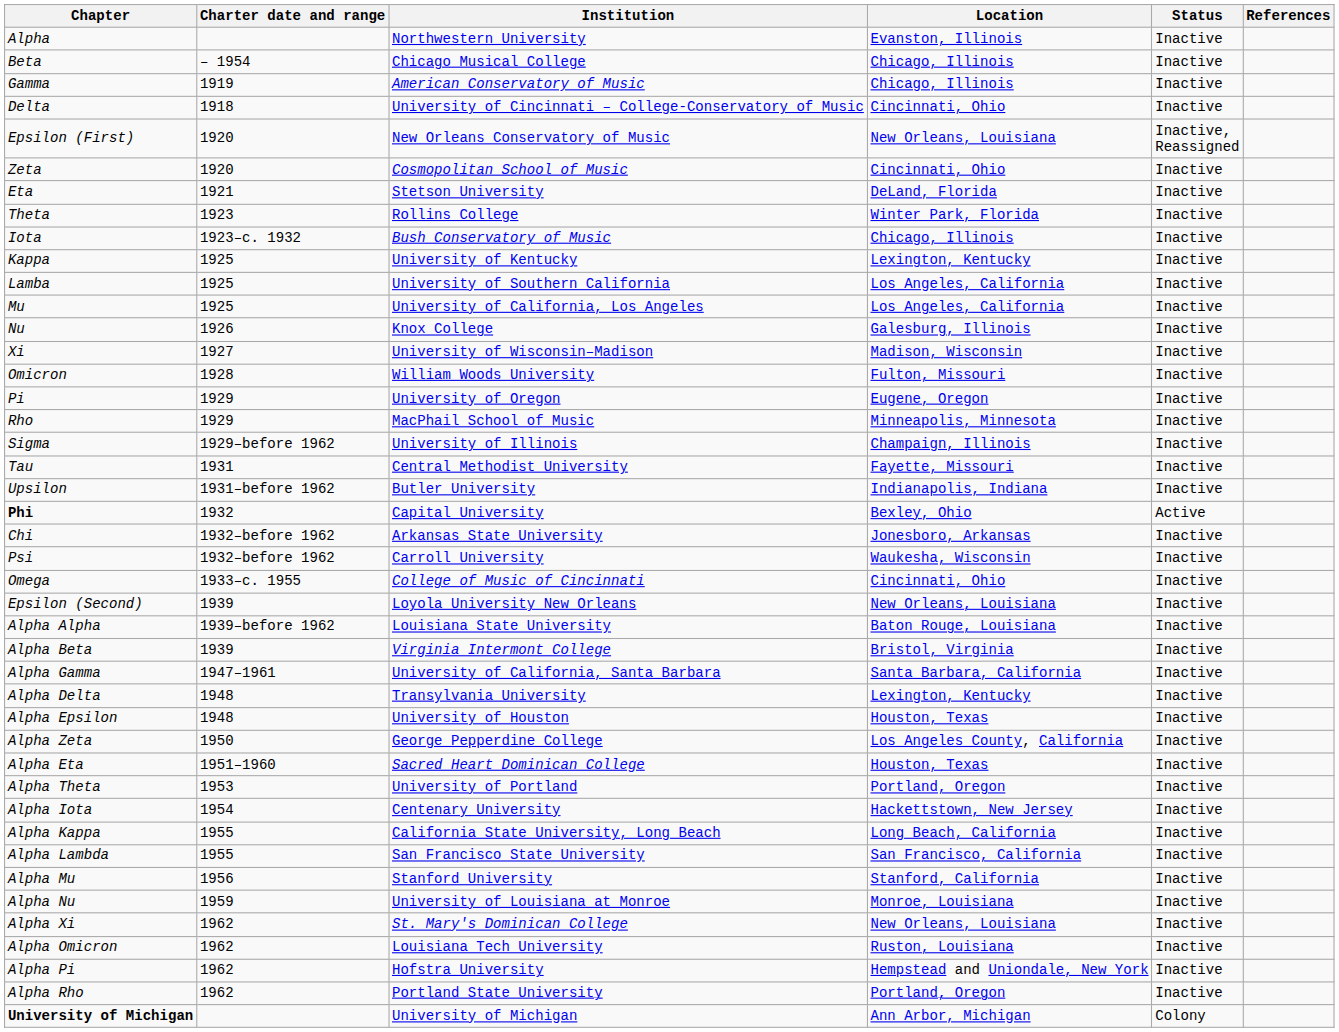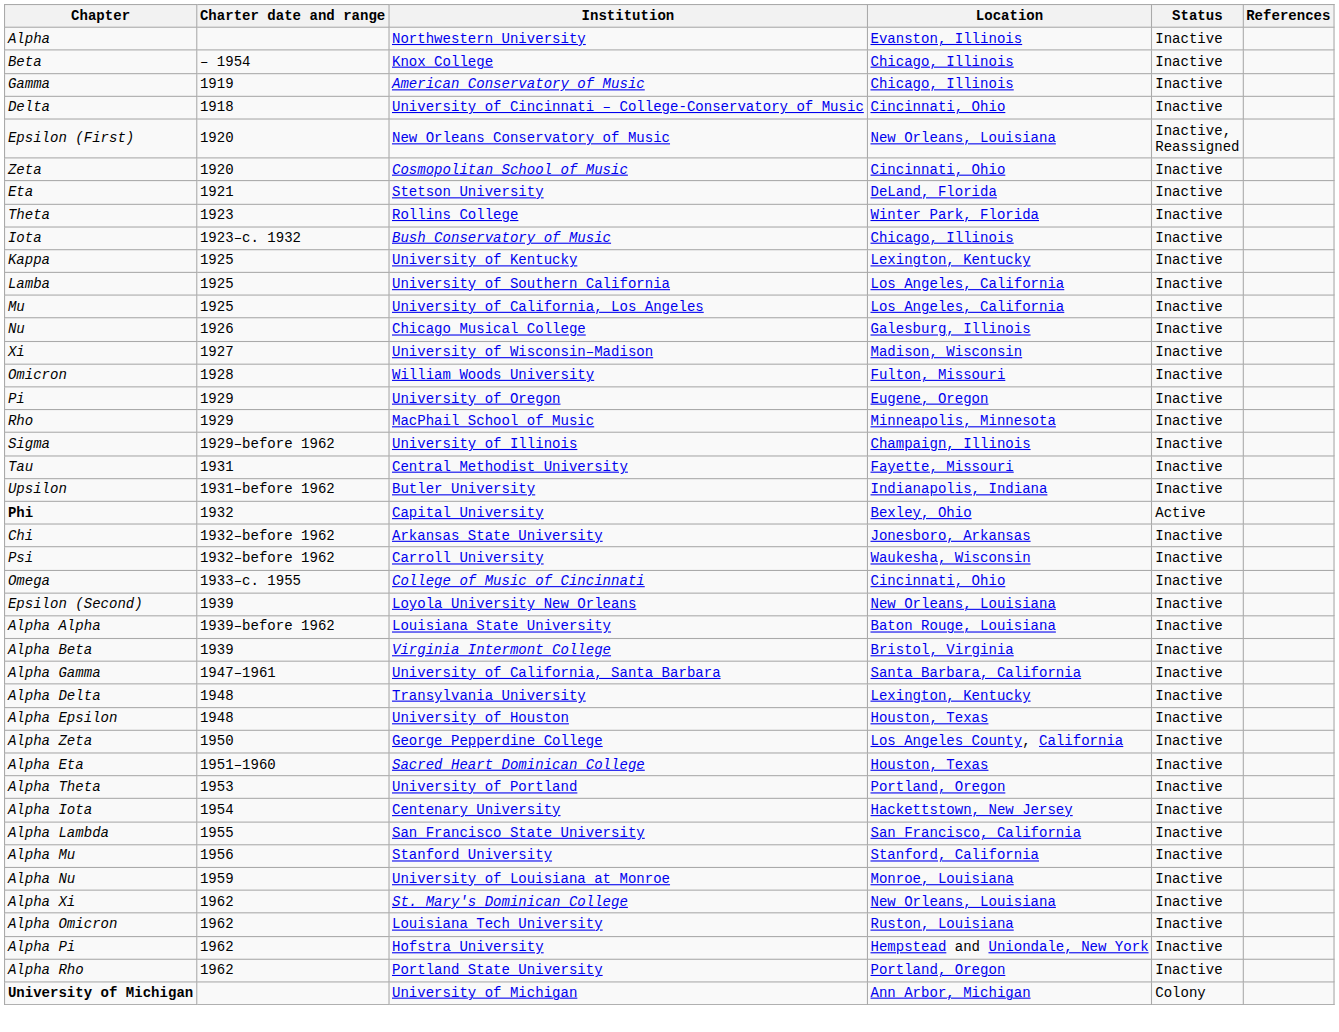(489, 62) Chicago Musical College -> (443, 62) Knox College
(443, 330) Knox College -> (489, 330) Chicago Musical College
- row: (54, 833)
